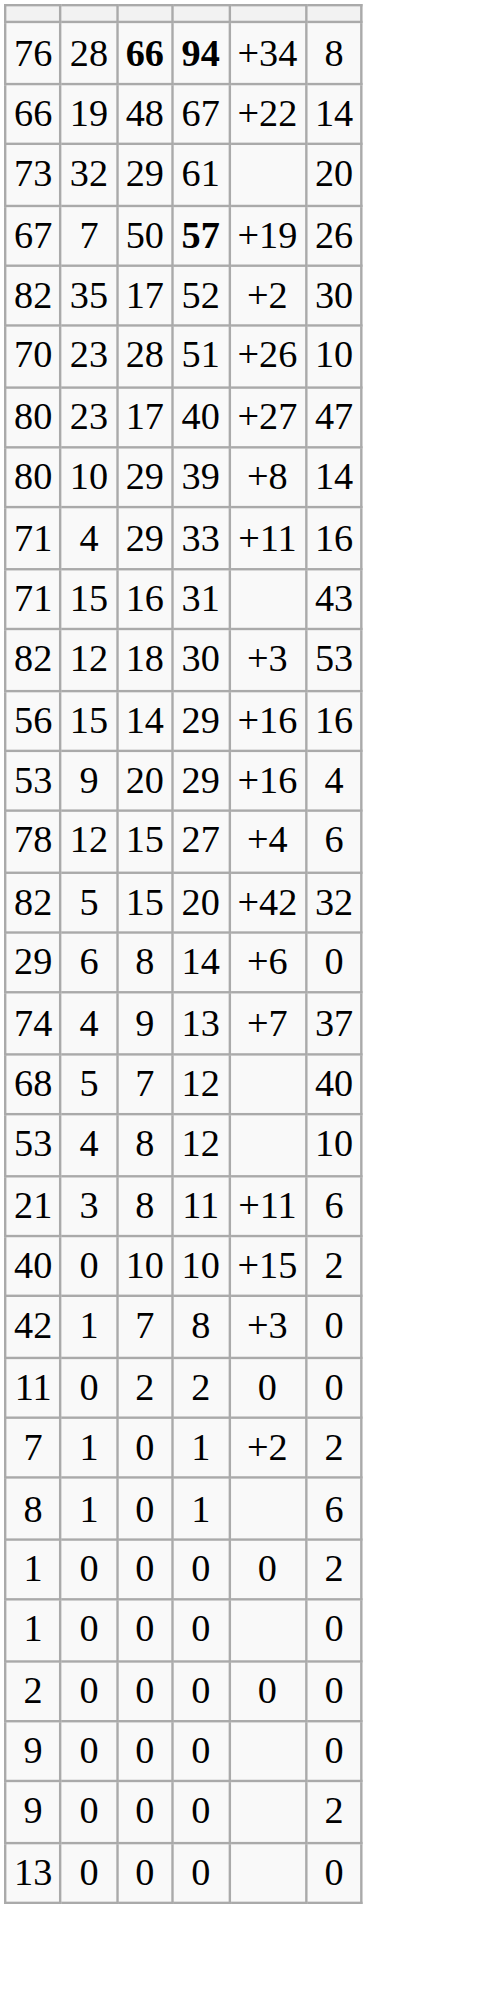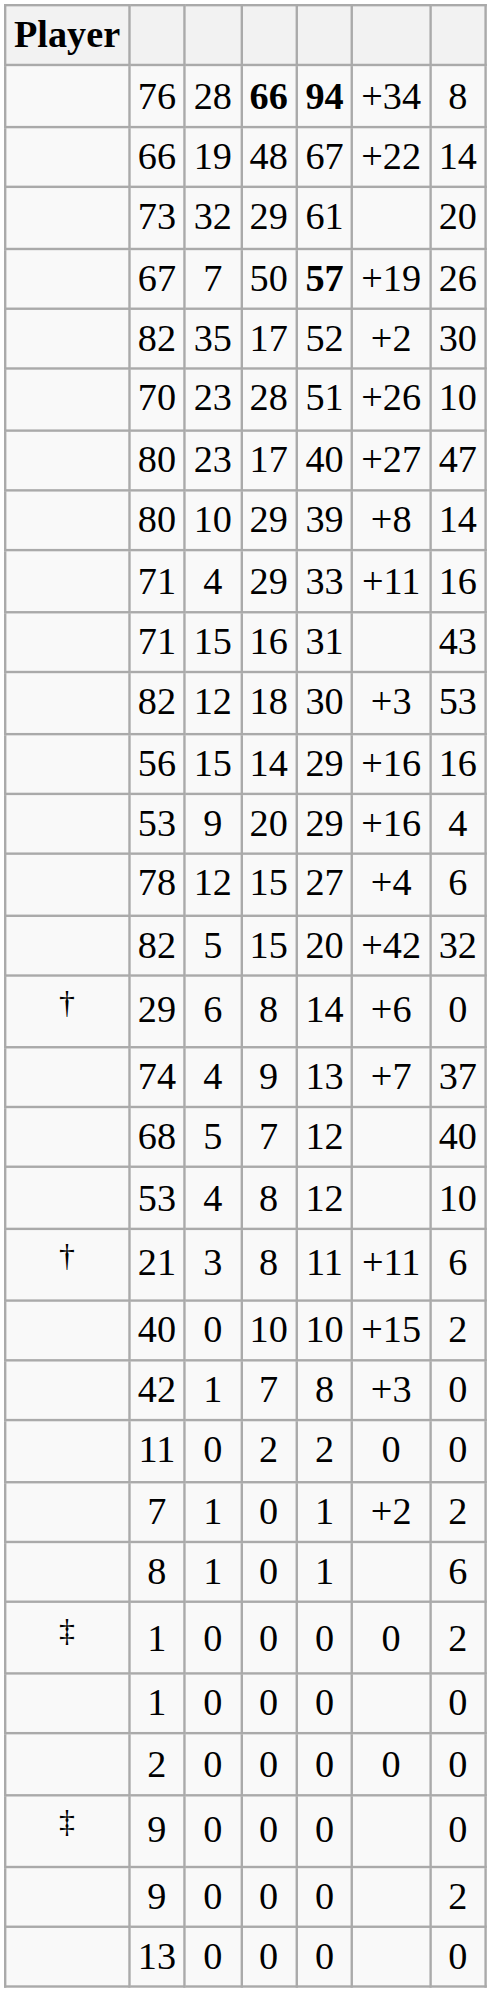+ column: (67, 34)
